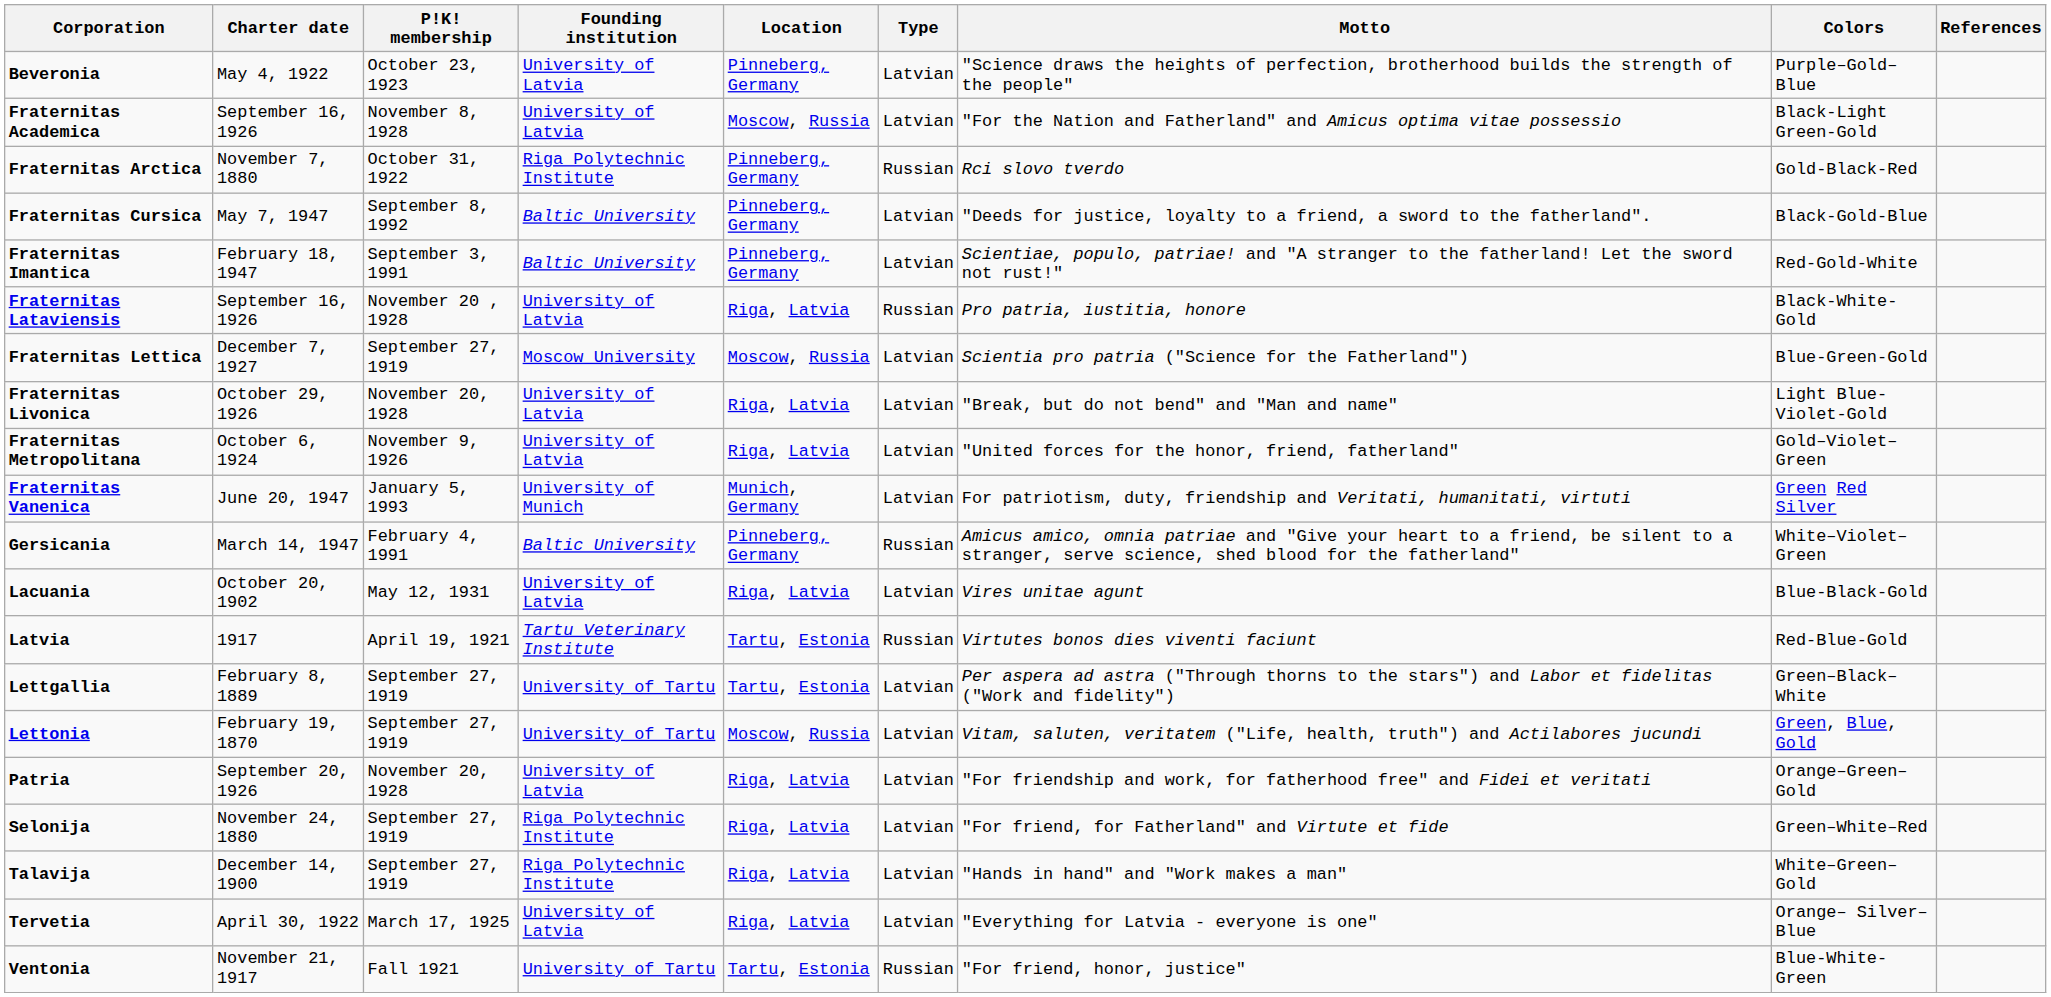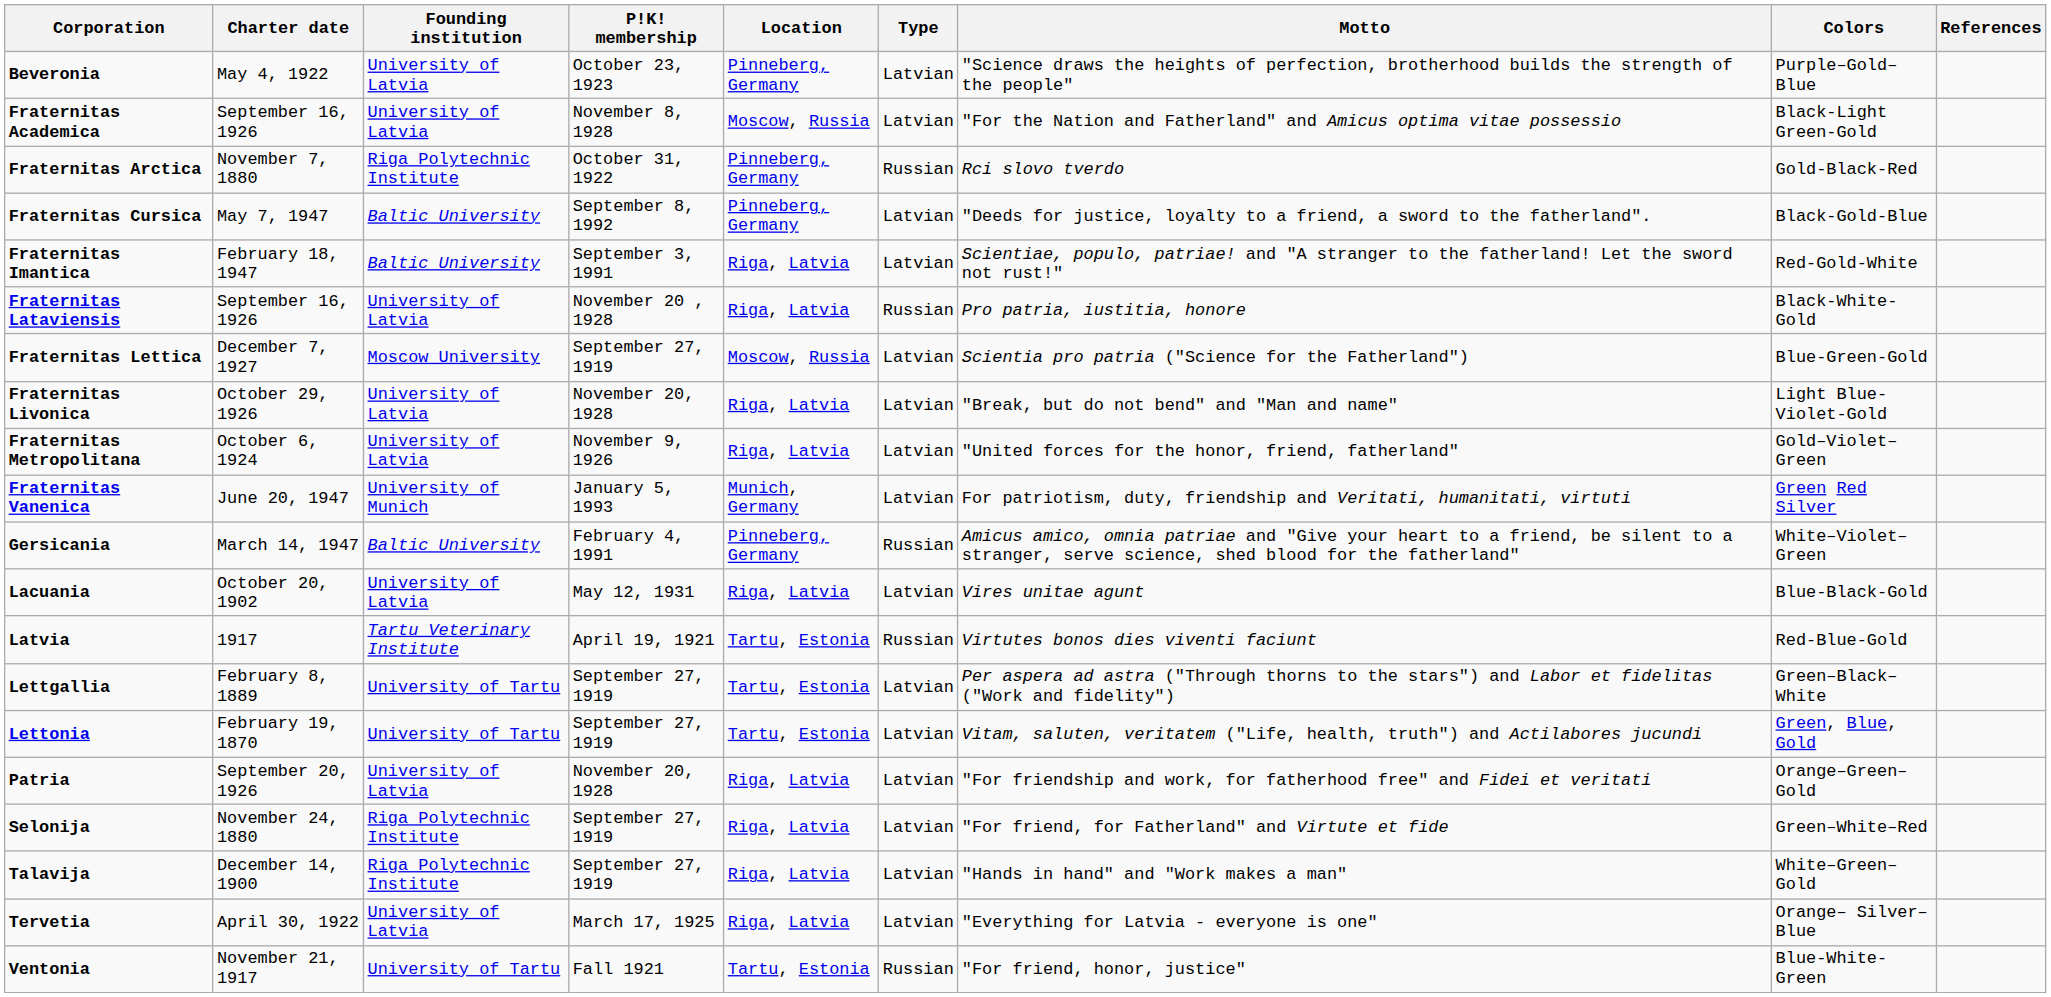columns swapped: (441, 28) <-> (621, 28)
(778, 263) Pinneberg, Germany -> (789, 263) Riga, Latvia
(799, 734) Moscow, Russia -> (799, 734) Tartu, Estonia
